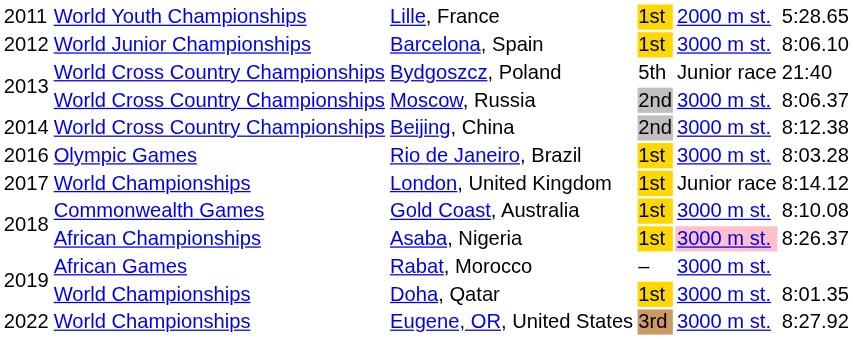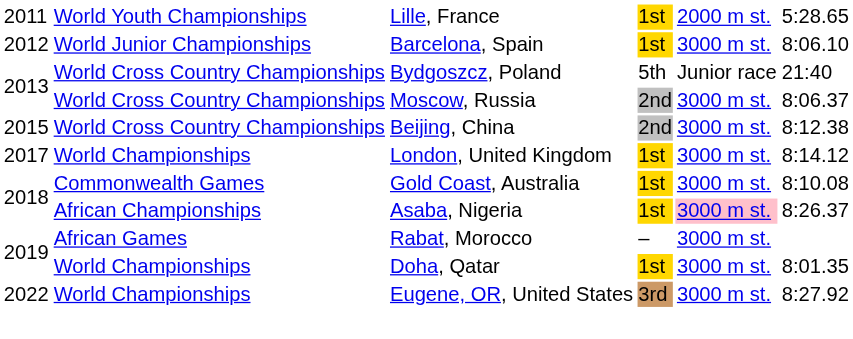(26, 127) 2014 -> (26, 127) 2015
- row: (486, 155)
(727, 183) Junior race -> (724, 155) 3000 m st.
